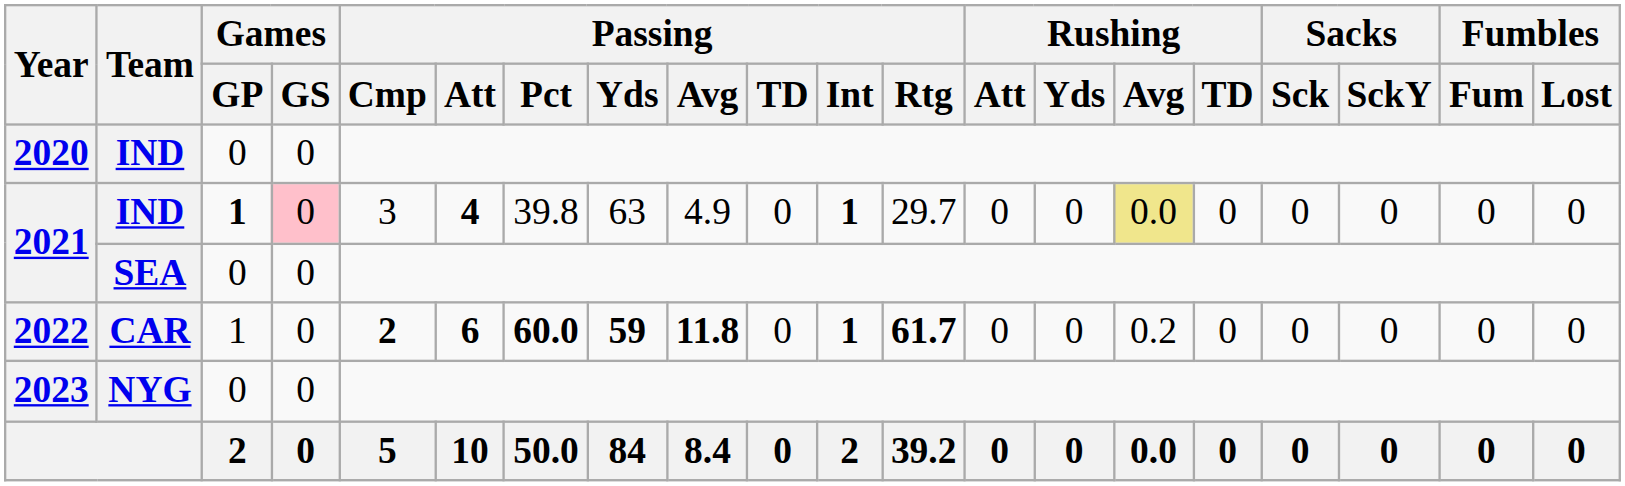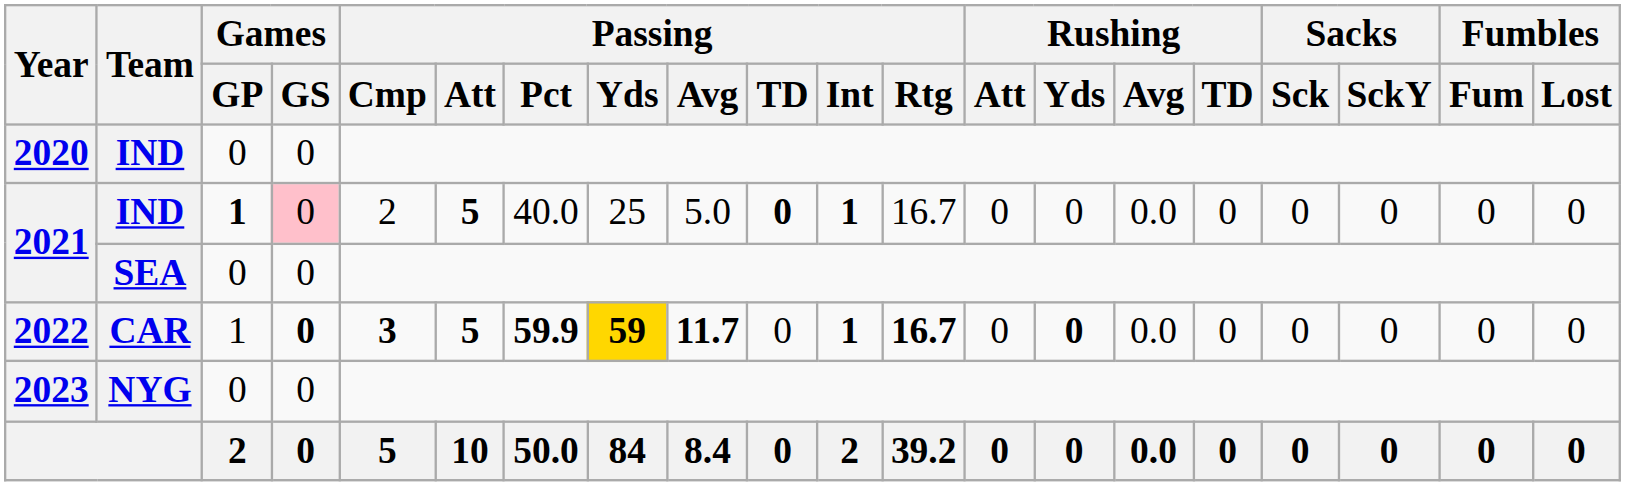(387, 212) 3 -> (387, 212) 2
(470, 212) 4 -> (470, 212) 5
(546, 212) 39.8 -> (546, 212) 40.0
(627, 212) 63 -> (627, 212) 25
(707, 212) 4.9 -> (707, 212) 5.0
(782, 212) normal -> (782, 212) bold
(924, 212) 29.7 -> (924, 212) 16.7
(1153, 212) khaki background -> (1153, 212) no background
(305, 331) normal -> (305, 331) bold
(387, 331) 2 -> (387, 331) 3
(470, 331) 6 -> (470, 331) 5
(546, 331) 60.0 -> (546, 331) 59.9
(627, 331) no background -> (627, 331) gold background
(707, 331) 11.8 -> (707, 331) 11.7
(924, 331) 61.7 -> (924, 331) 16.7
(1074, 331) normal -> (1074, 331) bold
(1153, 331) 0.2 -> (1153, 331) 0.0
